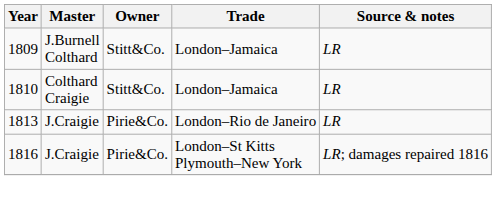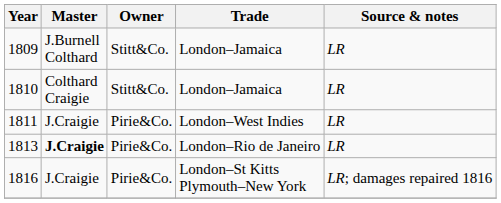+ row: (23, 121)
(72, 121) normal -> (74, 145) bold
